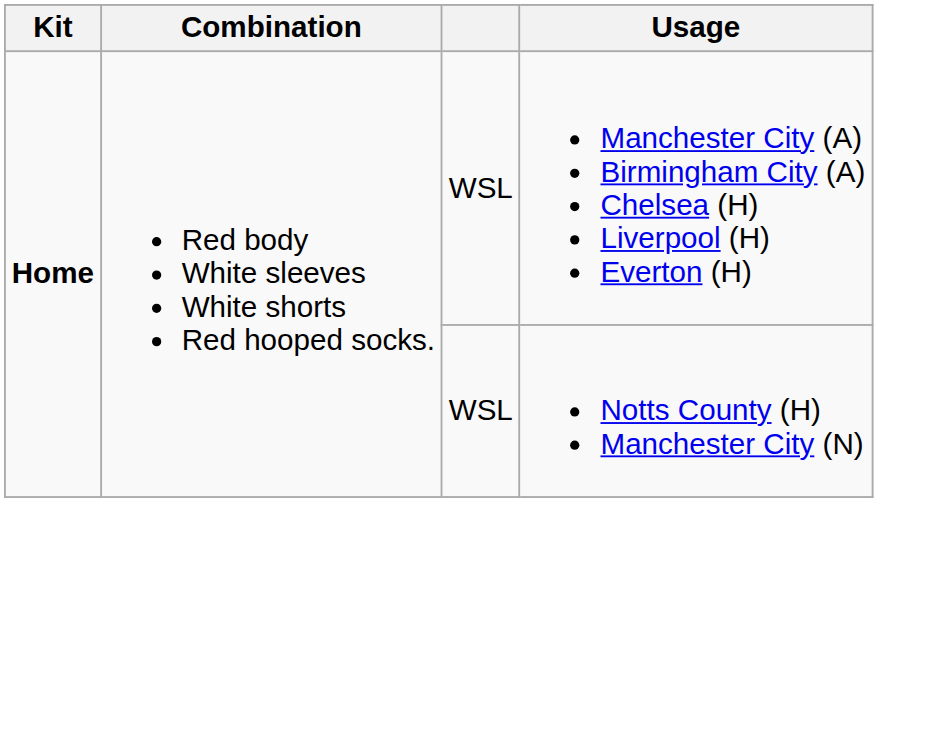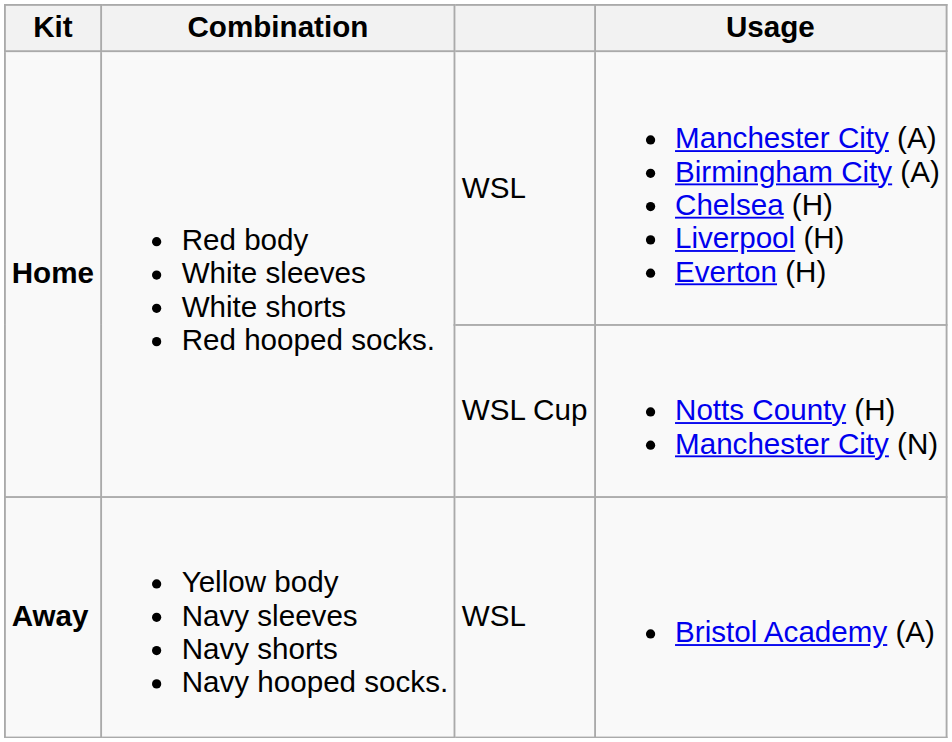(481, 410) WSL -> (525, 410) WSL Cup
+ row: (770, 634)
